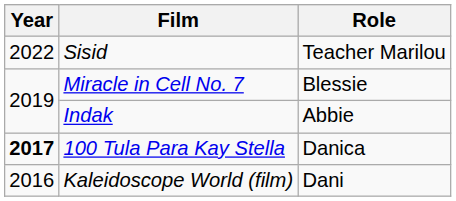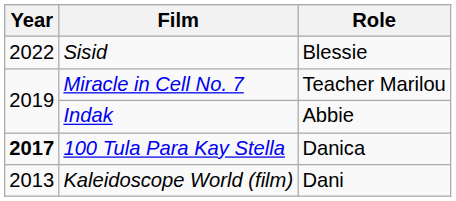(374, 52) Teacher Marilou -> (335, 52) Blessie
(335, 84) Blessie -> (374, 84) Teacher Marilou
(32, 180) 2016 -> (32, 180) 2013
